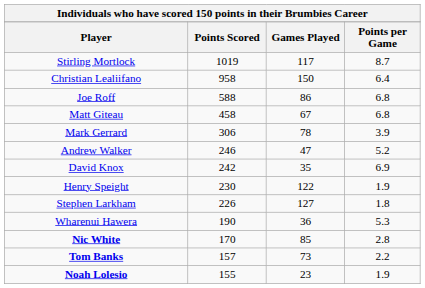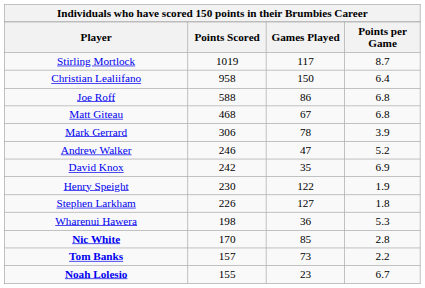(227, 114) 458 -> (227, 114) 468
(227, 221) 190 -> (227, 221) 198
(383, 274) 1.9 -> (383, 274) 6.7
